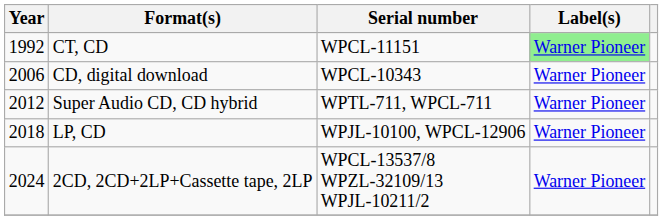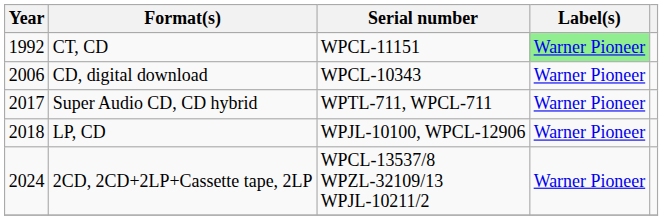(27, 103) 2012 -> (27, 103) 2017
